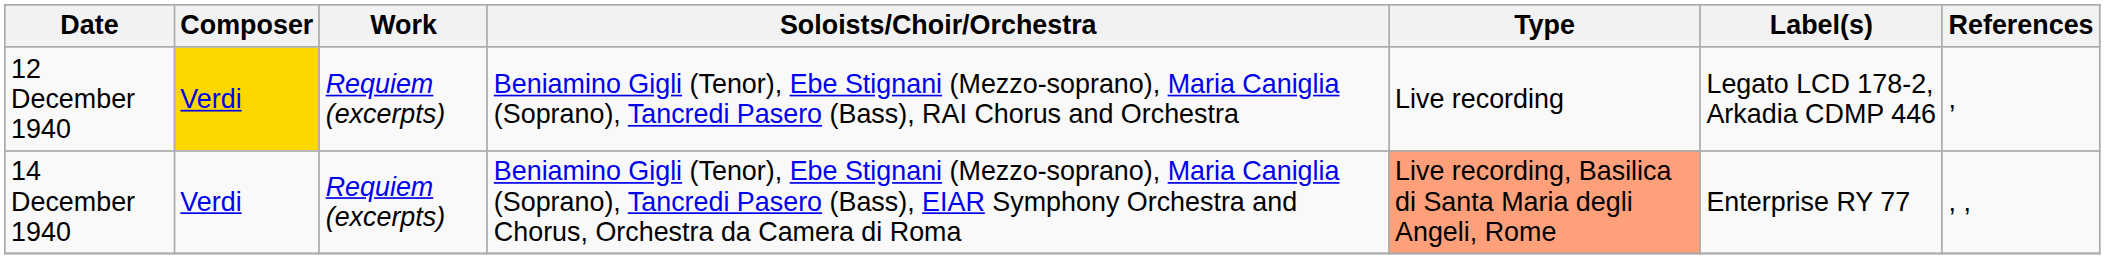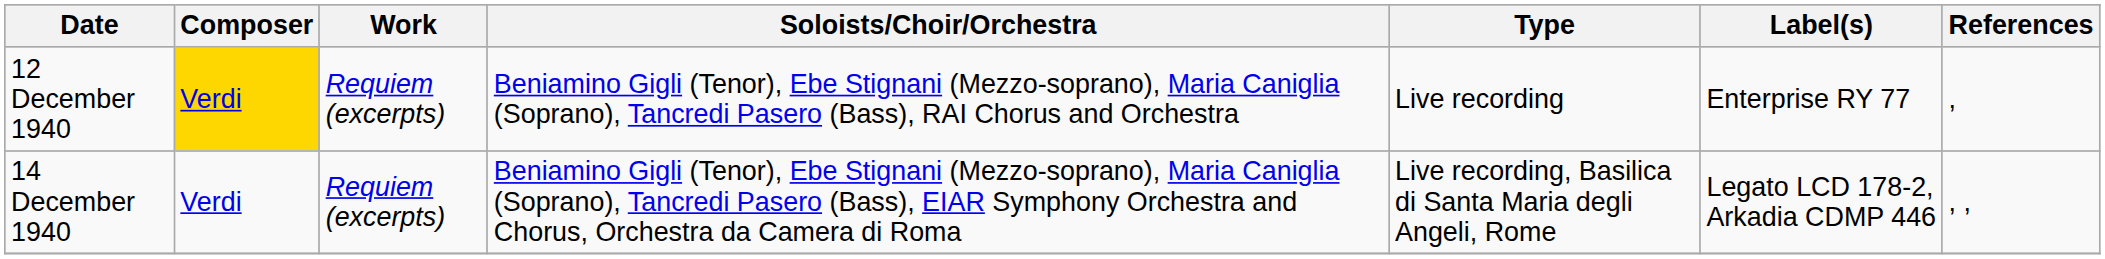(1821, 98) Legato LCD 178-2, Arkadia CDMP 446 -> (1808, 98) Enterprise RY 77
(1533, 201) lightsalmon background -> (1533, 201) no background
(1808, 201) Enterprise RY 77 -> (1821, 201) Legato LCD 178-2, Arkadia CDMP 446
